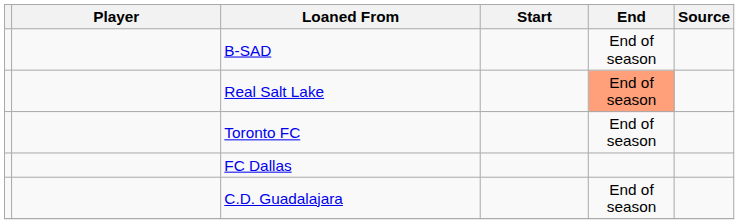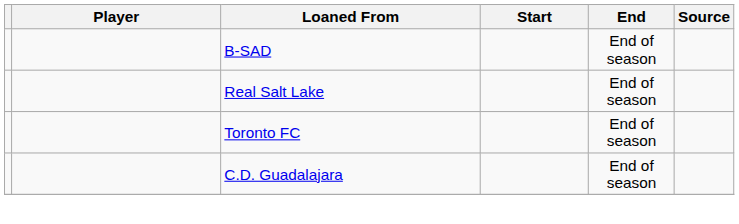(631, 91) lightsalmon background -> (631, 91) no background
- row: (258, 166)
